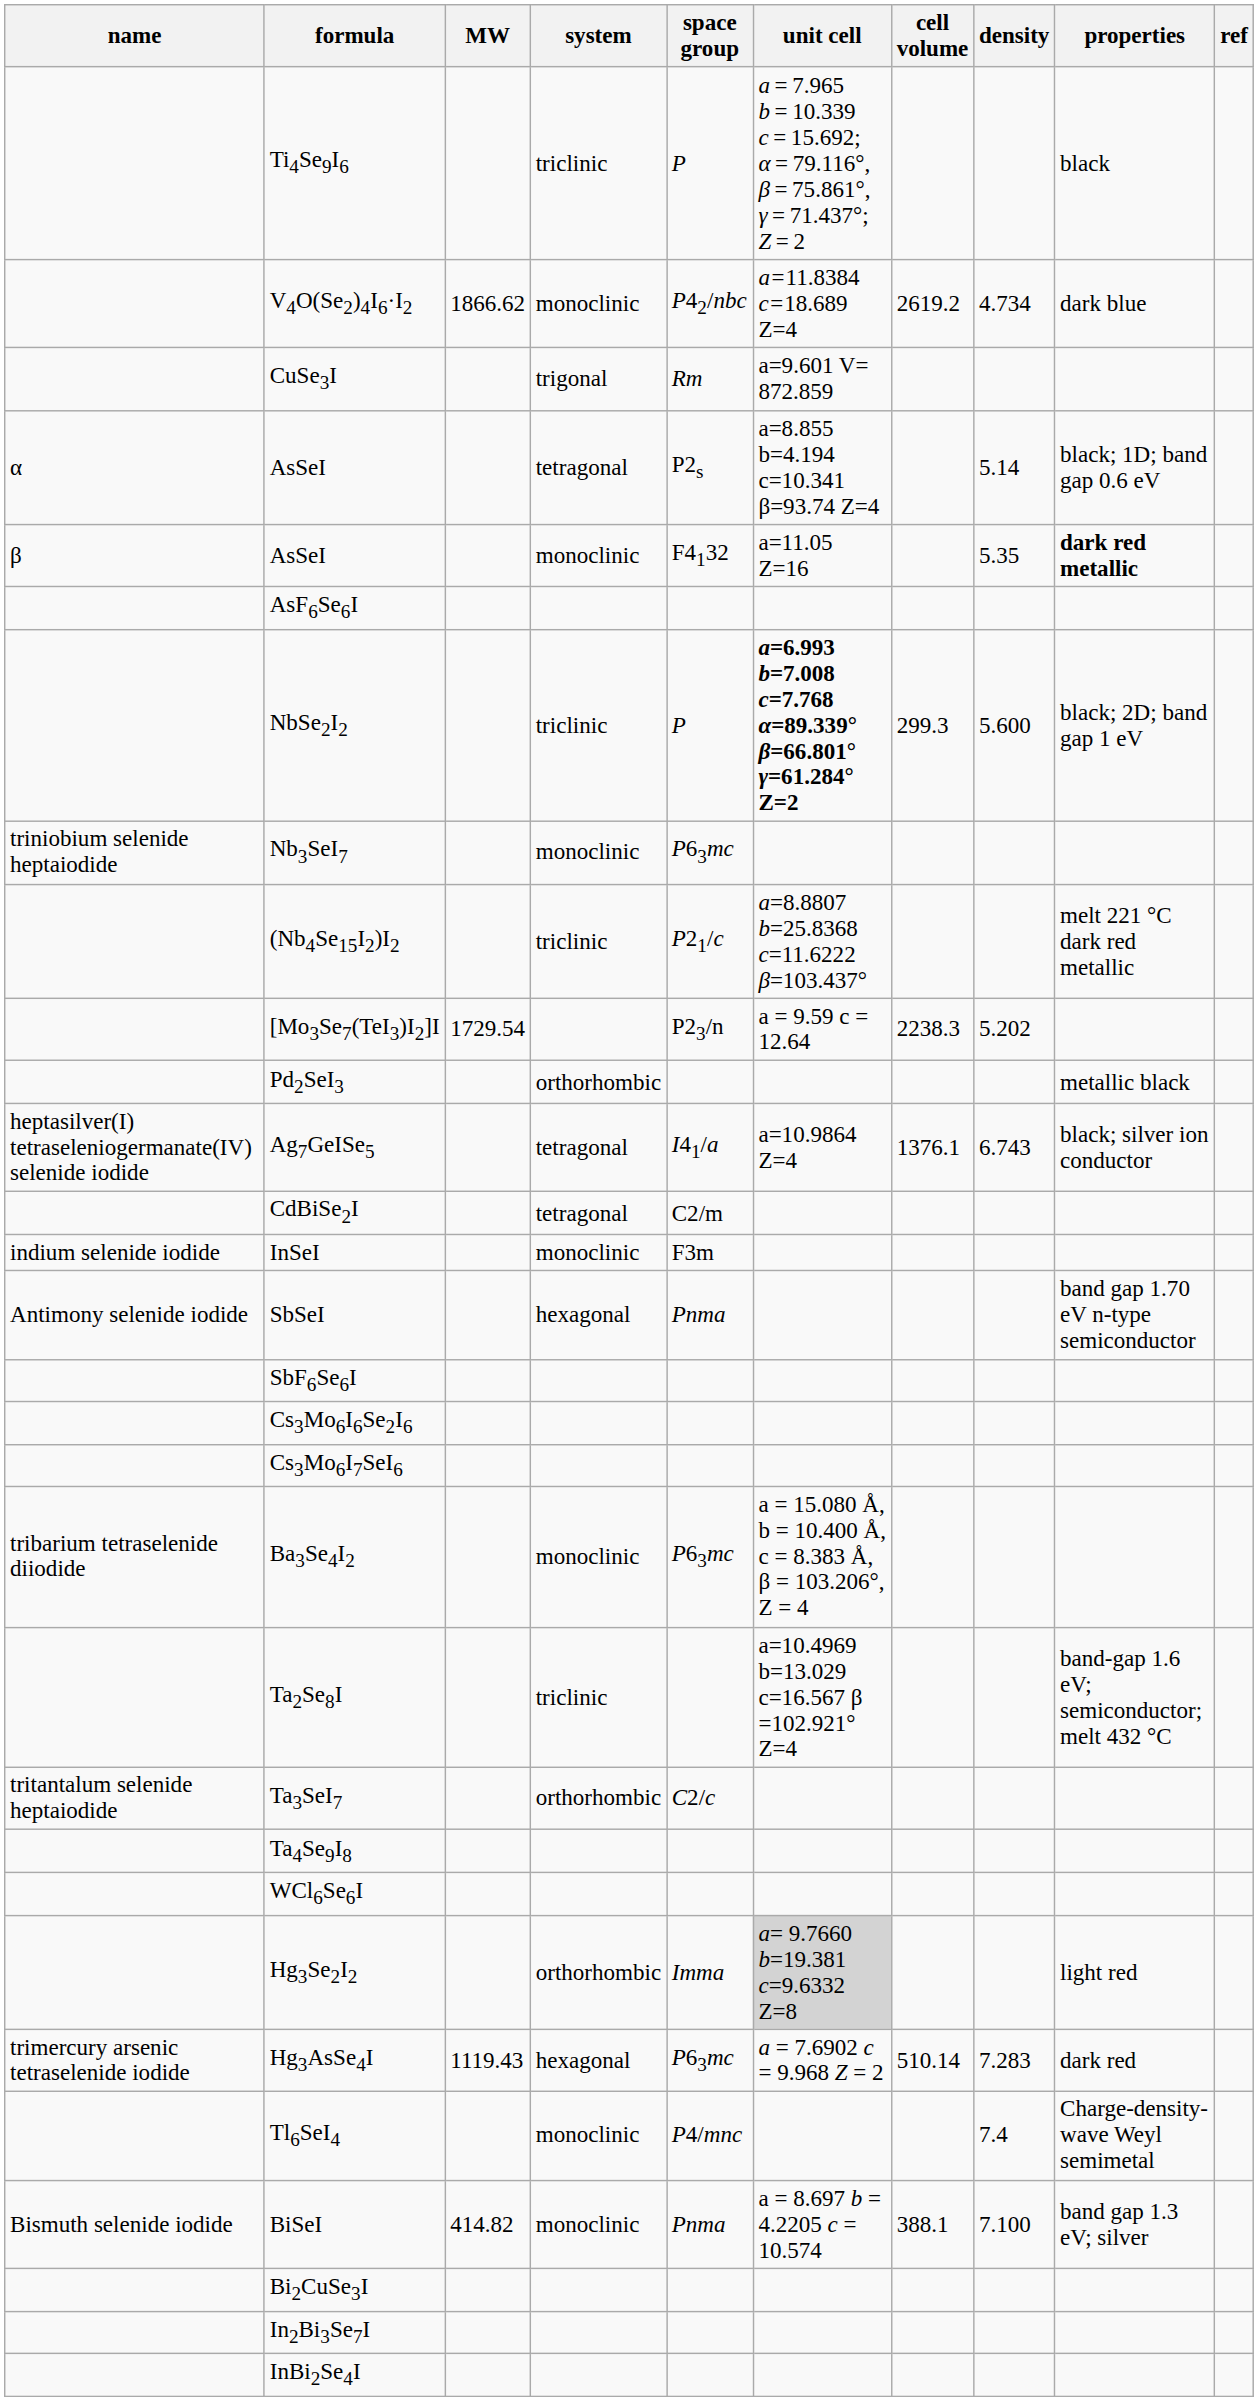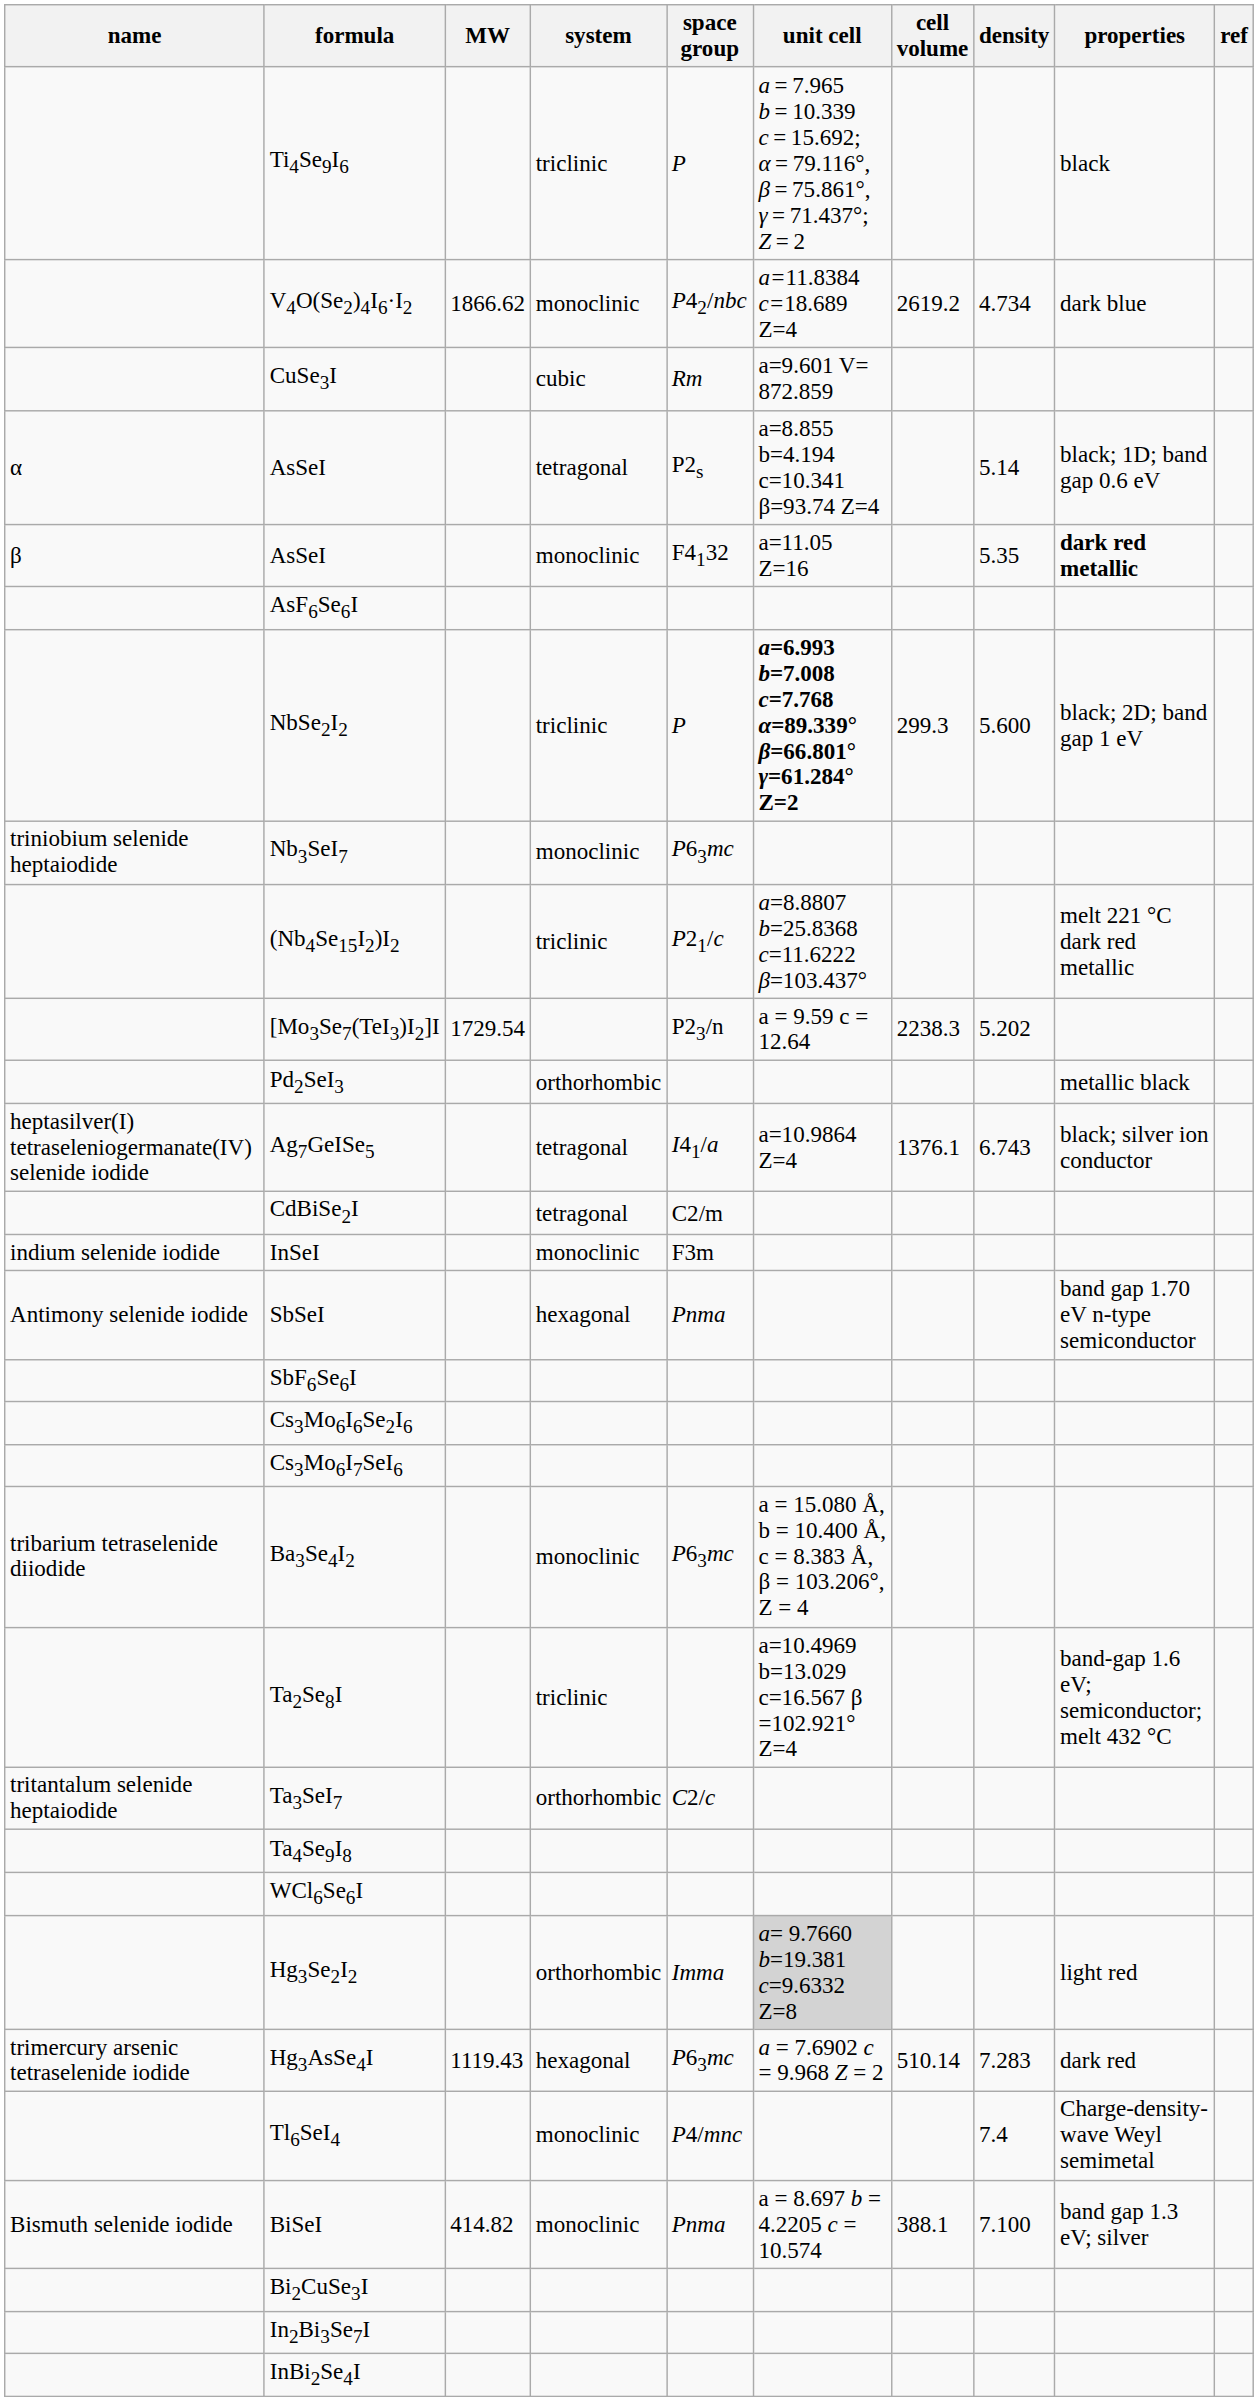(572, 378) trigonal -> (561, 378) cubic
